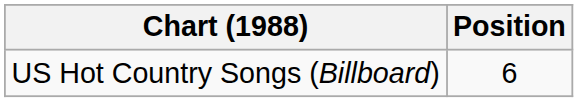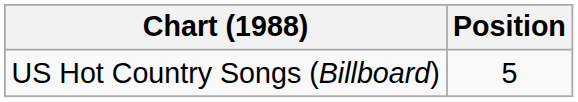(509, 72) 6 -> (509, 72) 5
